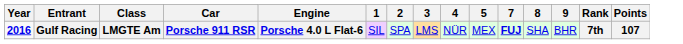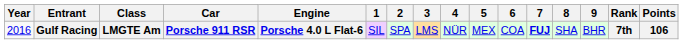+ column: (513, 13)
(19, 30) bold -> (19, 30) normal
(630, 30) 107 -> (659, 30) 106
